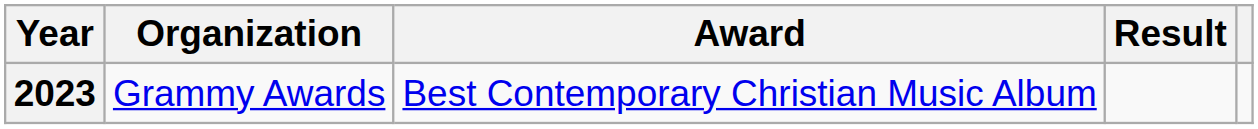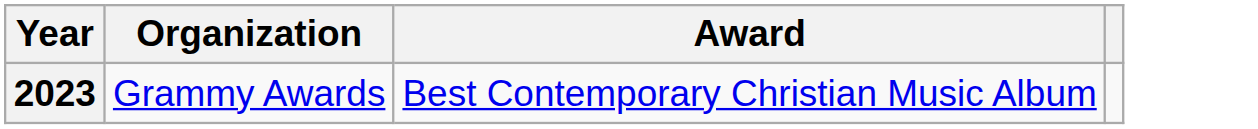- column: (1170, 33)
